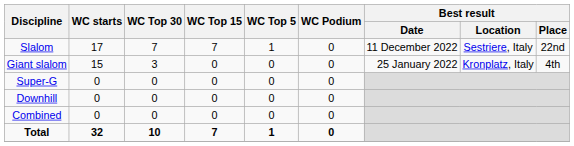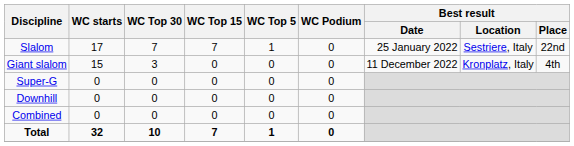(412, 47) 11 December 2022 -> (417, 47) 25 January 2022
(417, 64) 25 January 2022 -> (412, 64) 11 December 2022
